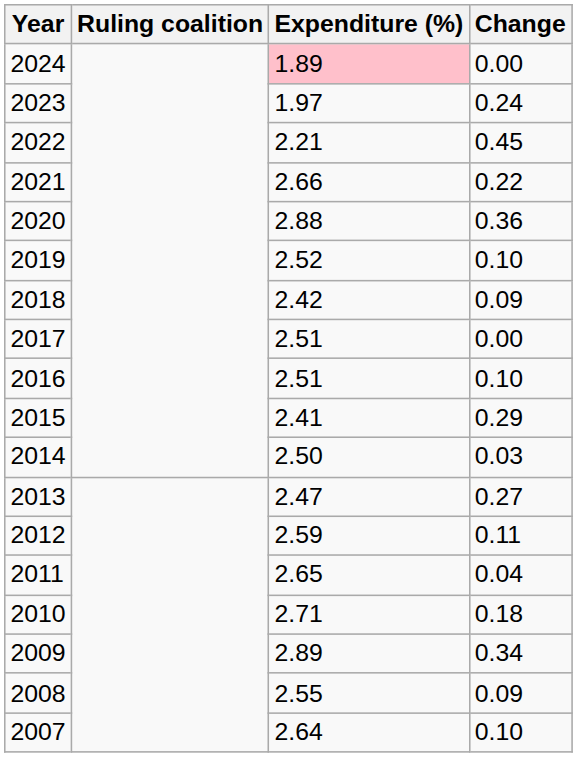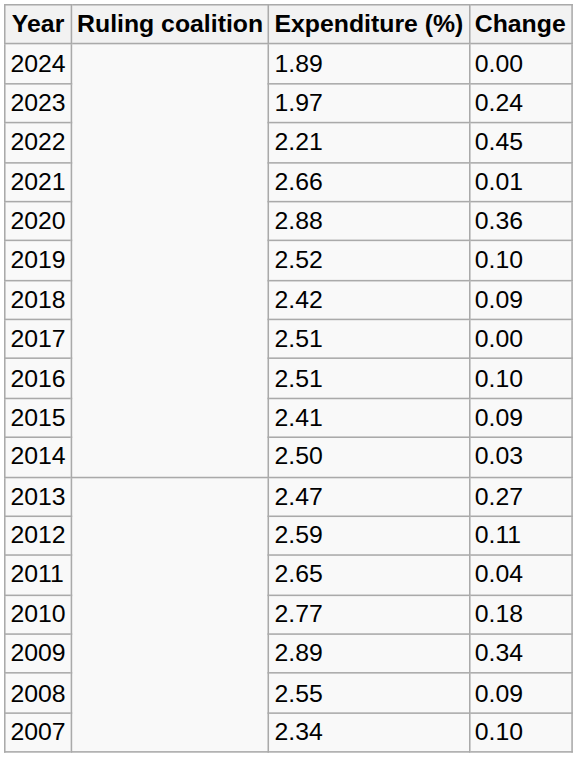(299, 63) pink background -> (299, 63) no background
(499, 181) 0.22 -> (499, 181) 0.01
(499, 417) 0.29 -> (499, 417) 0.09
(299, 614) 2.71 -> (299, 614) 2.77
(299, 732) 2.64 -> (299, 732) 2.34
